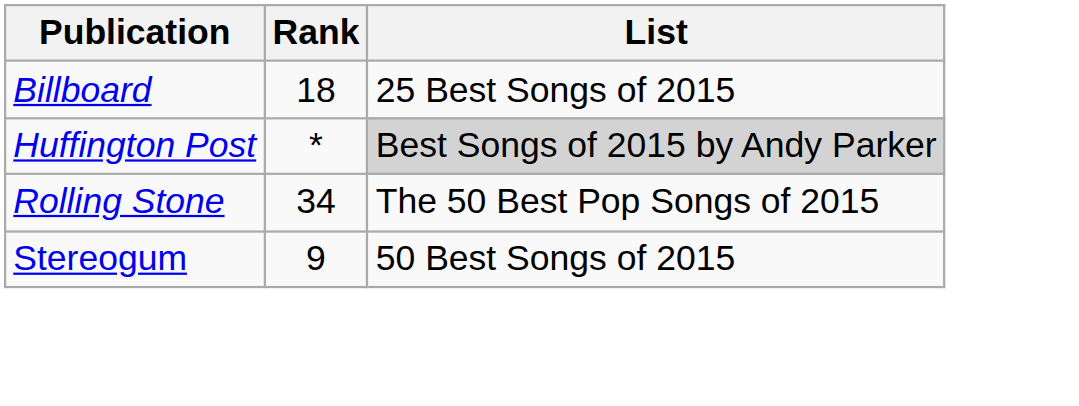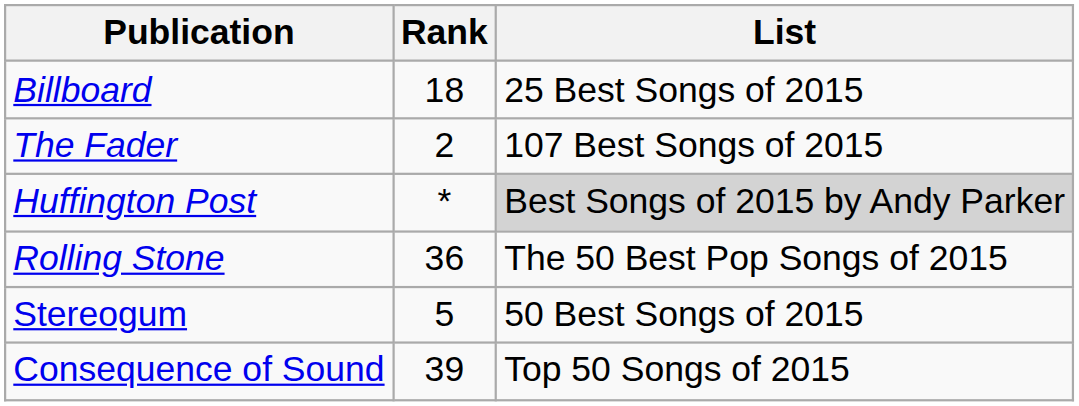+ row: (95, 145)
(316, 201) 34 -> (444, 257) 36
(316, 257) 9 -> (444, 314) 5
+ row: (199, 370)
